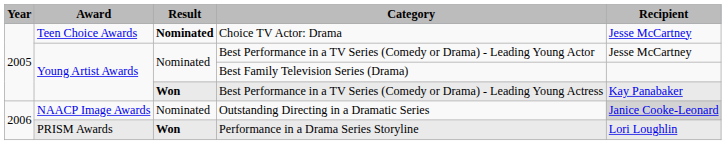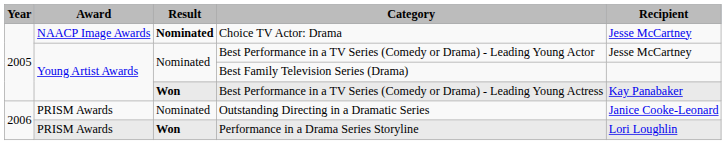(87, 33) Teen Choice Awards -> (94, 33) NAACP Image Awards
(94, 110) NAACP Image Awards -> (75, 110) PRISM Awards
(664, 110) lightgrey background -> (664, 110) no background
